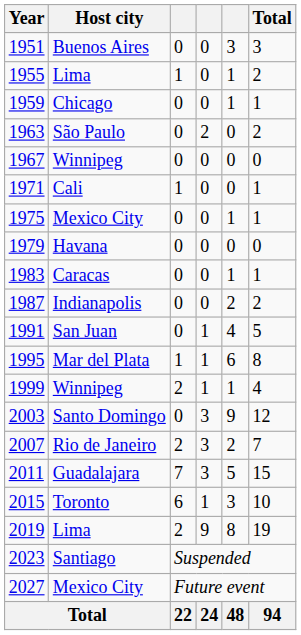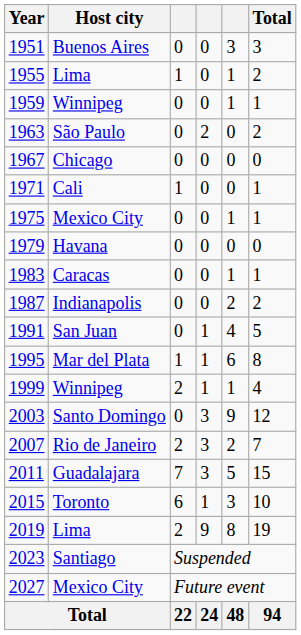(83, 103) Chicago -> (88, 103) Winnipeg
(88, 160) Winnipeg -> (83, 160) Chicago
